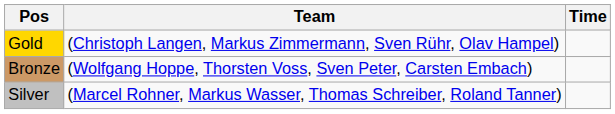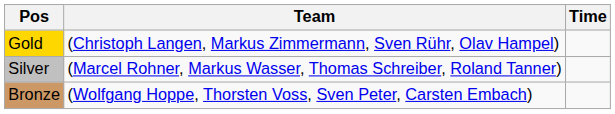rows swapped: (29, 95) <-> (34, 69)
